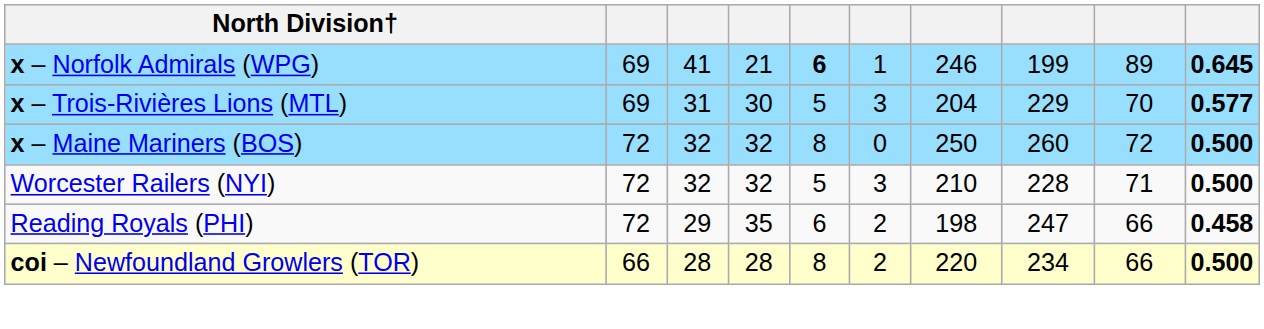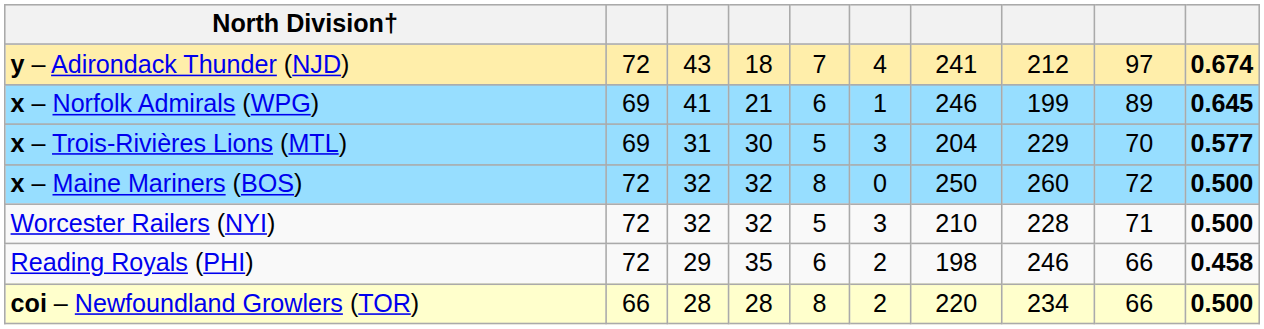+ row: (180, 64)
(820, 64) bold -> (820, 104) normal
(1048, 223) 247 -> (1048, 263) 246
